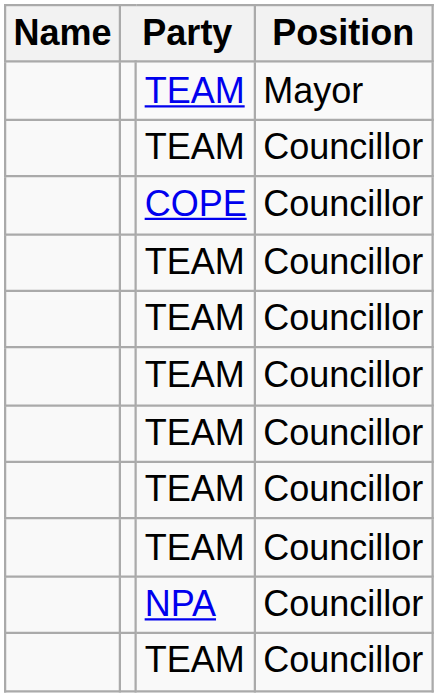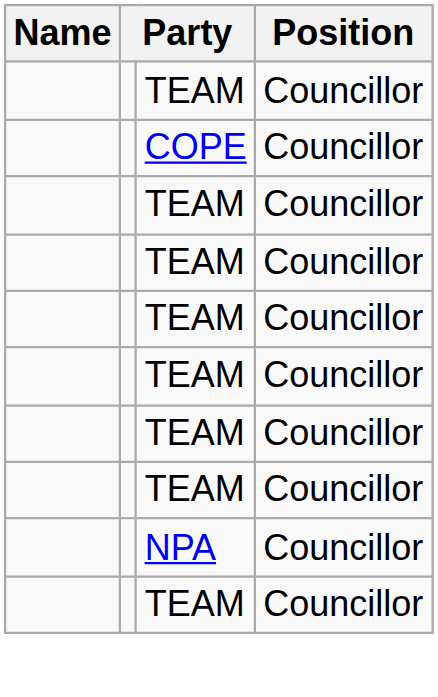- row: (195, 90)
